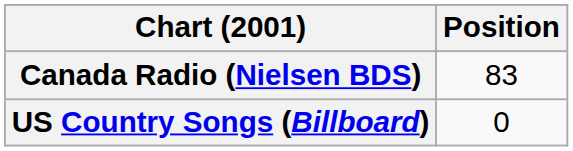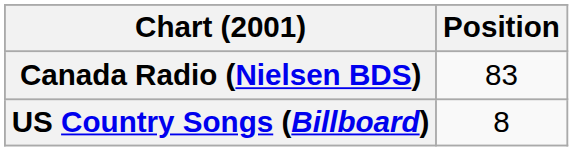(501, 121) 0 -> (501, 121) 8
